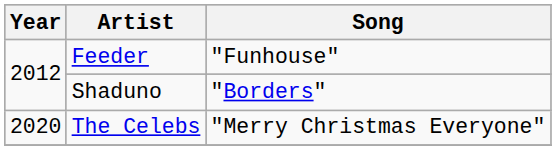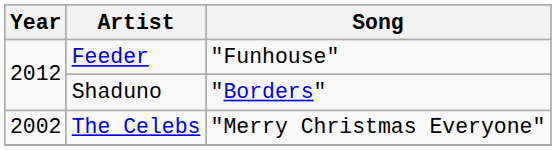(36, 127) 2020 -> (36, 127) 2002
